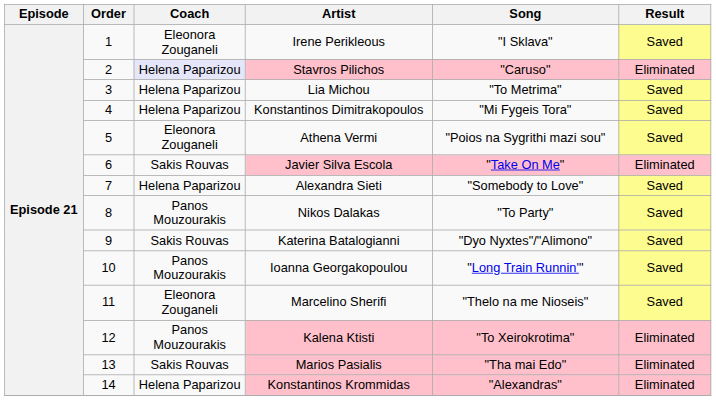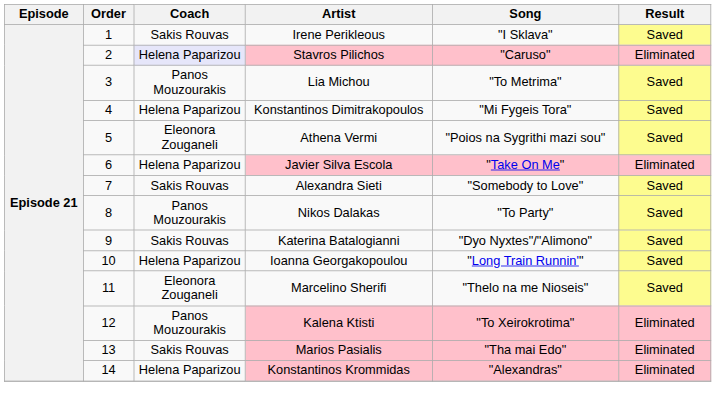(190, 42) Eleonora Zouganeli -> (190, 34) Sakis Rouvas
(190, 89) Helena Paparizou -> (190, 82) Panos Mouzourakis
(190, 165) Sakis Rouvas -> (190, 165) Helena Paparizou
(190, 185) Helena Paparizou -> (190, 185) Sakis Rouvas
(190, 268) Panos Mouzourakis -> (190, 260) Helena Paparizou
